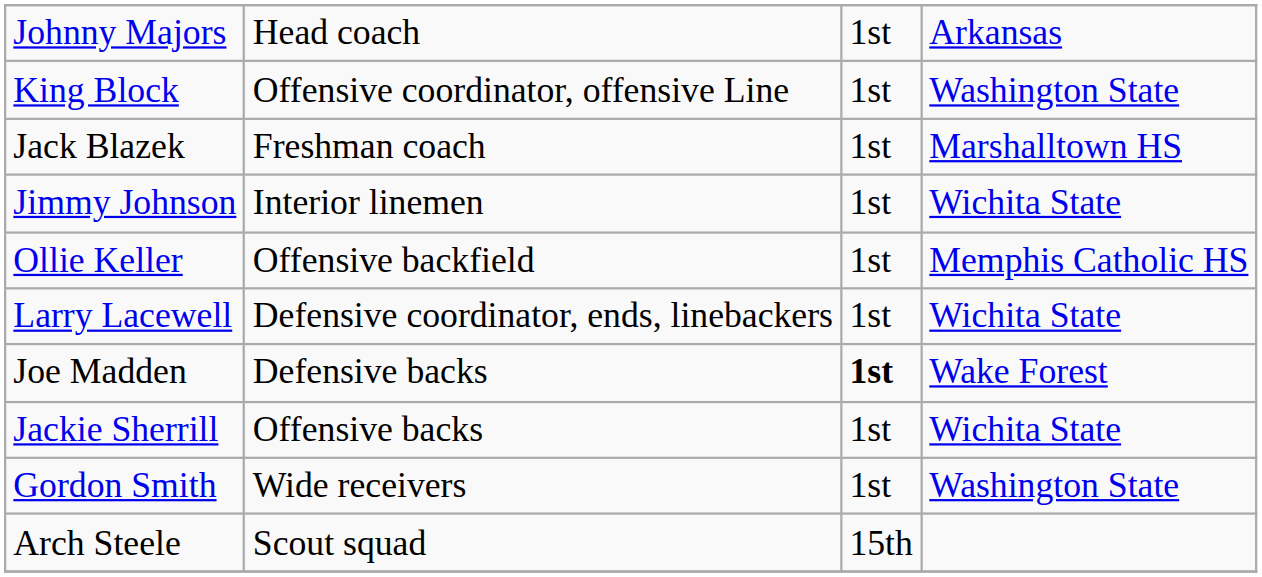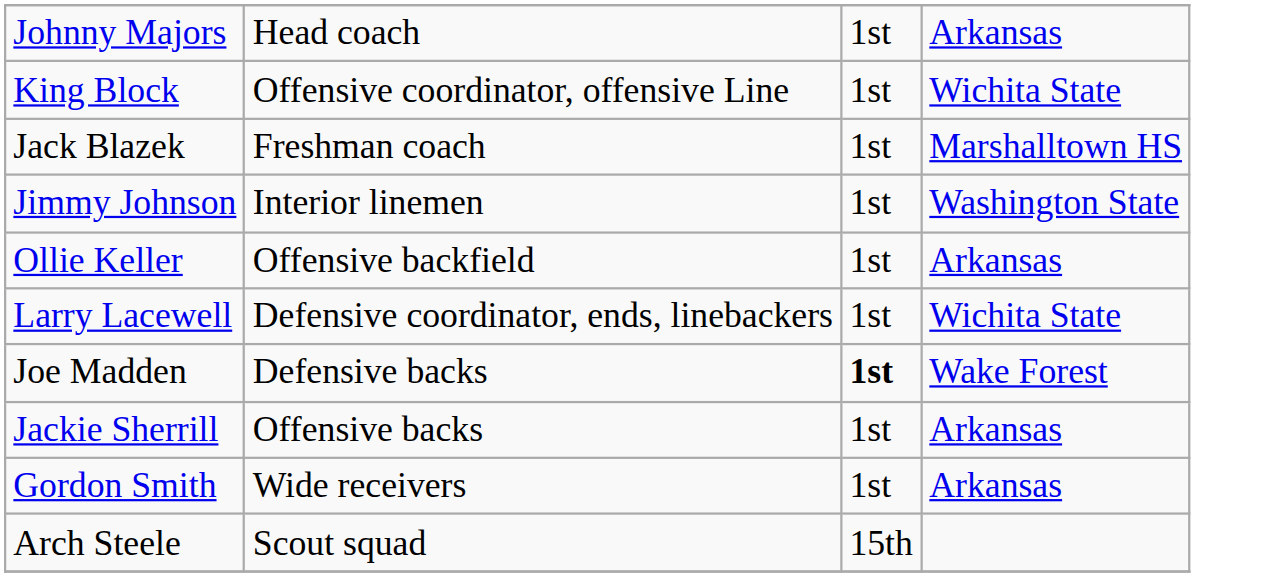(1054, 89) Washington State -> (1025, 89) Wichita State
(1025, 202) Wichita State -> (1054, 202) Washington State
(1089, 259) Memphis Catholic HS -> (996, 259) Arkansas
(1025, 428) Wichita State -> (996, 428) Arkansas
(1054, 485) Washington State -> (996, 485) Arkansas
